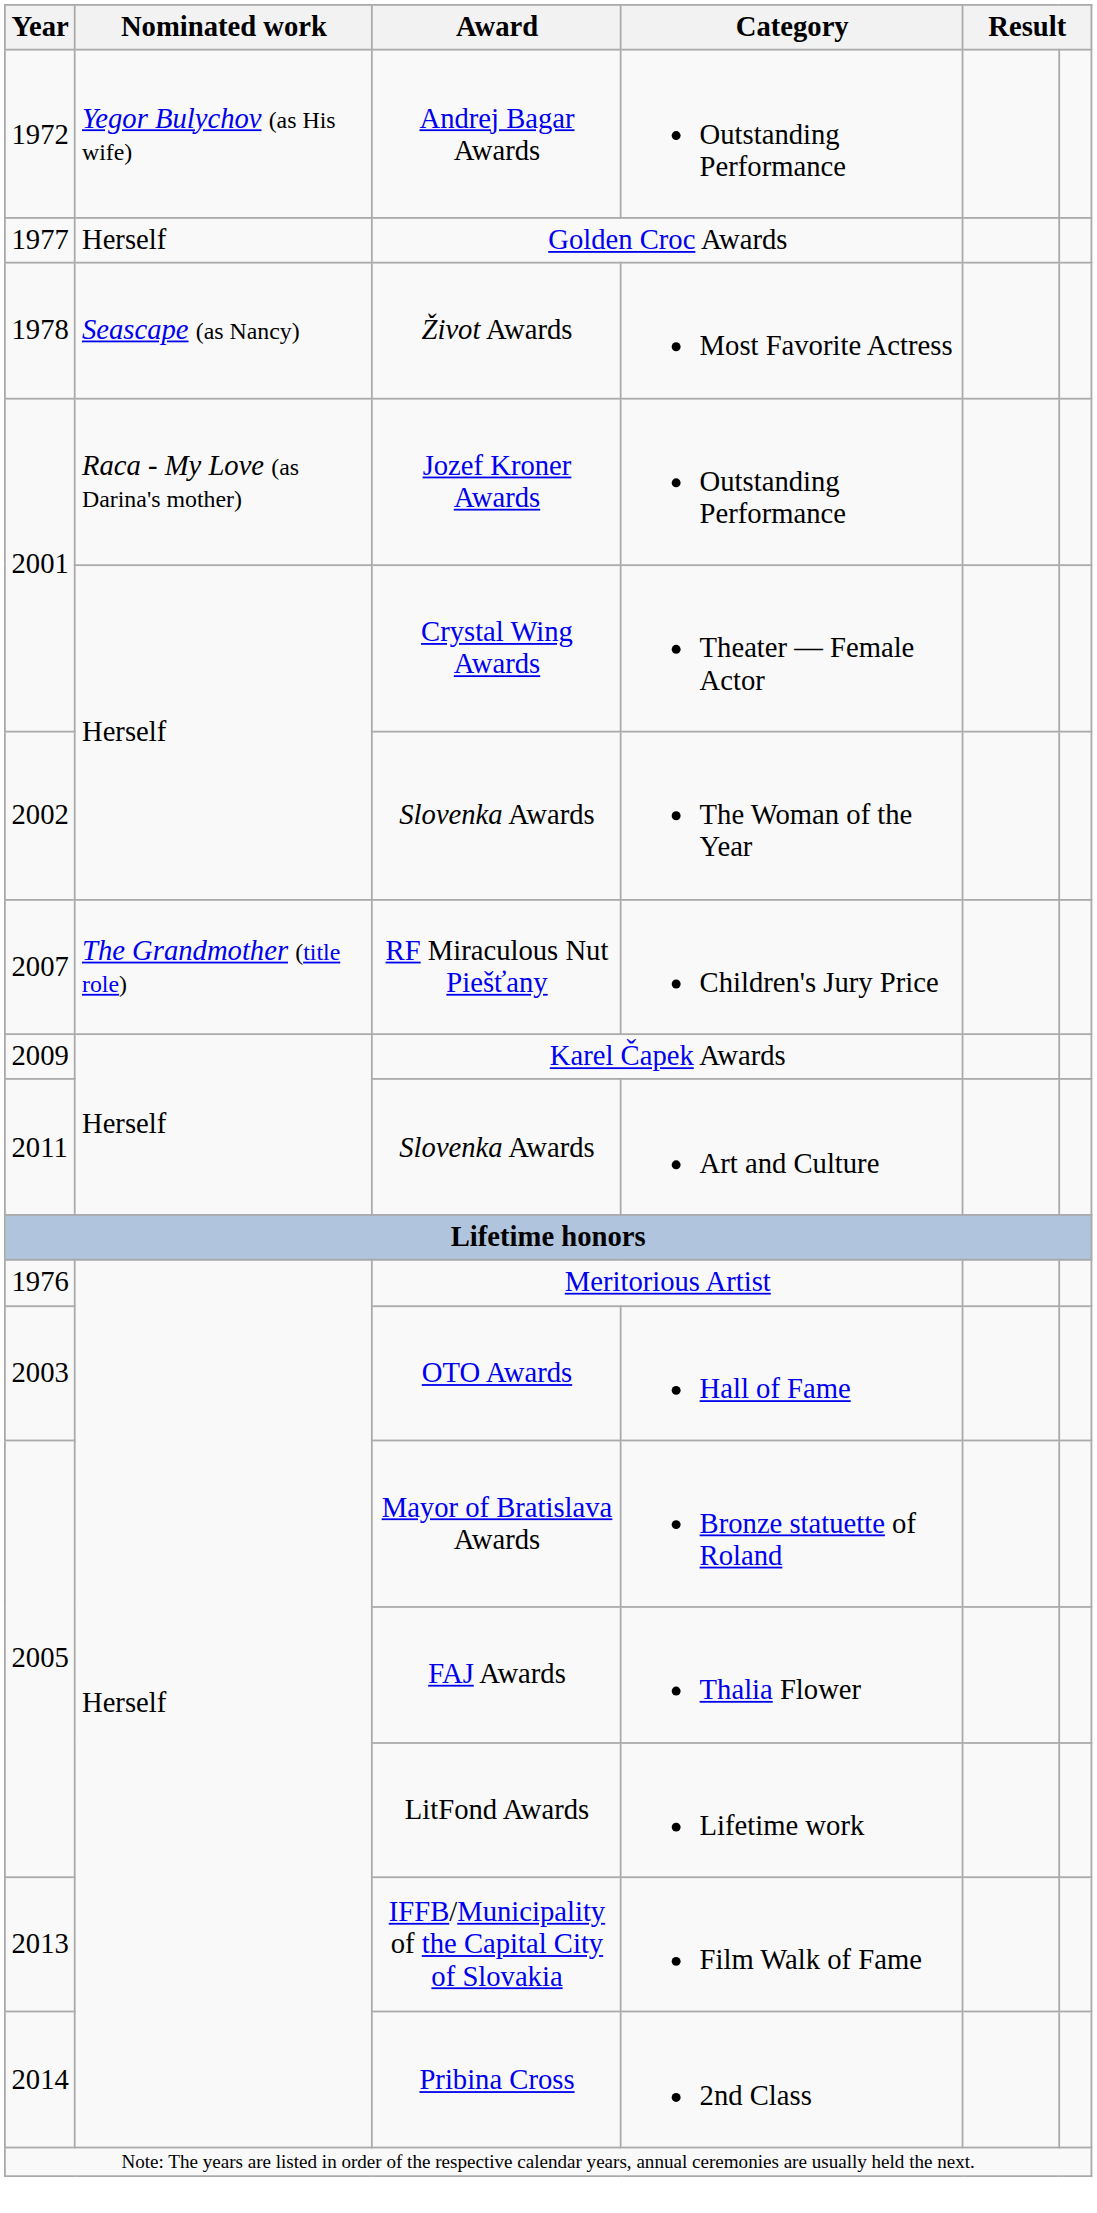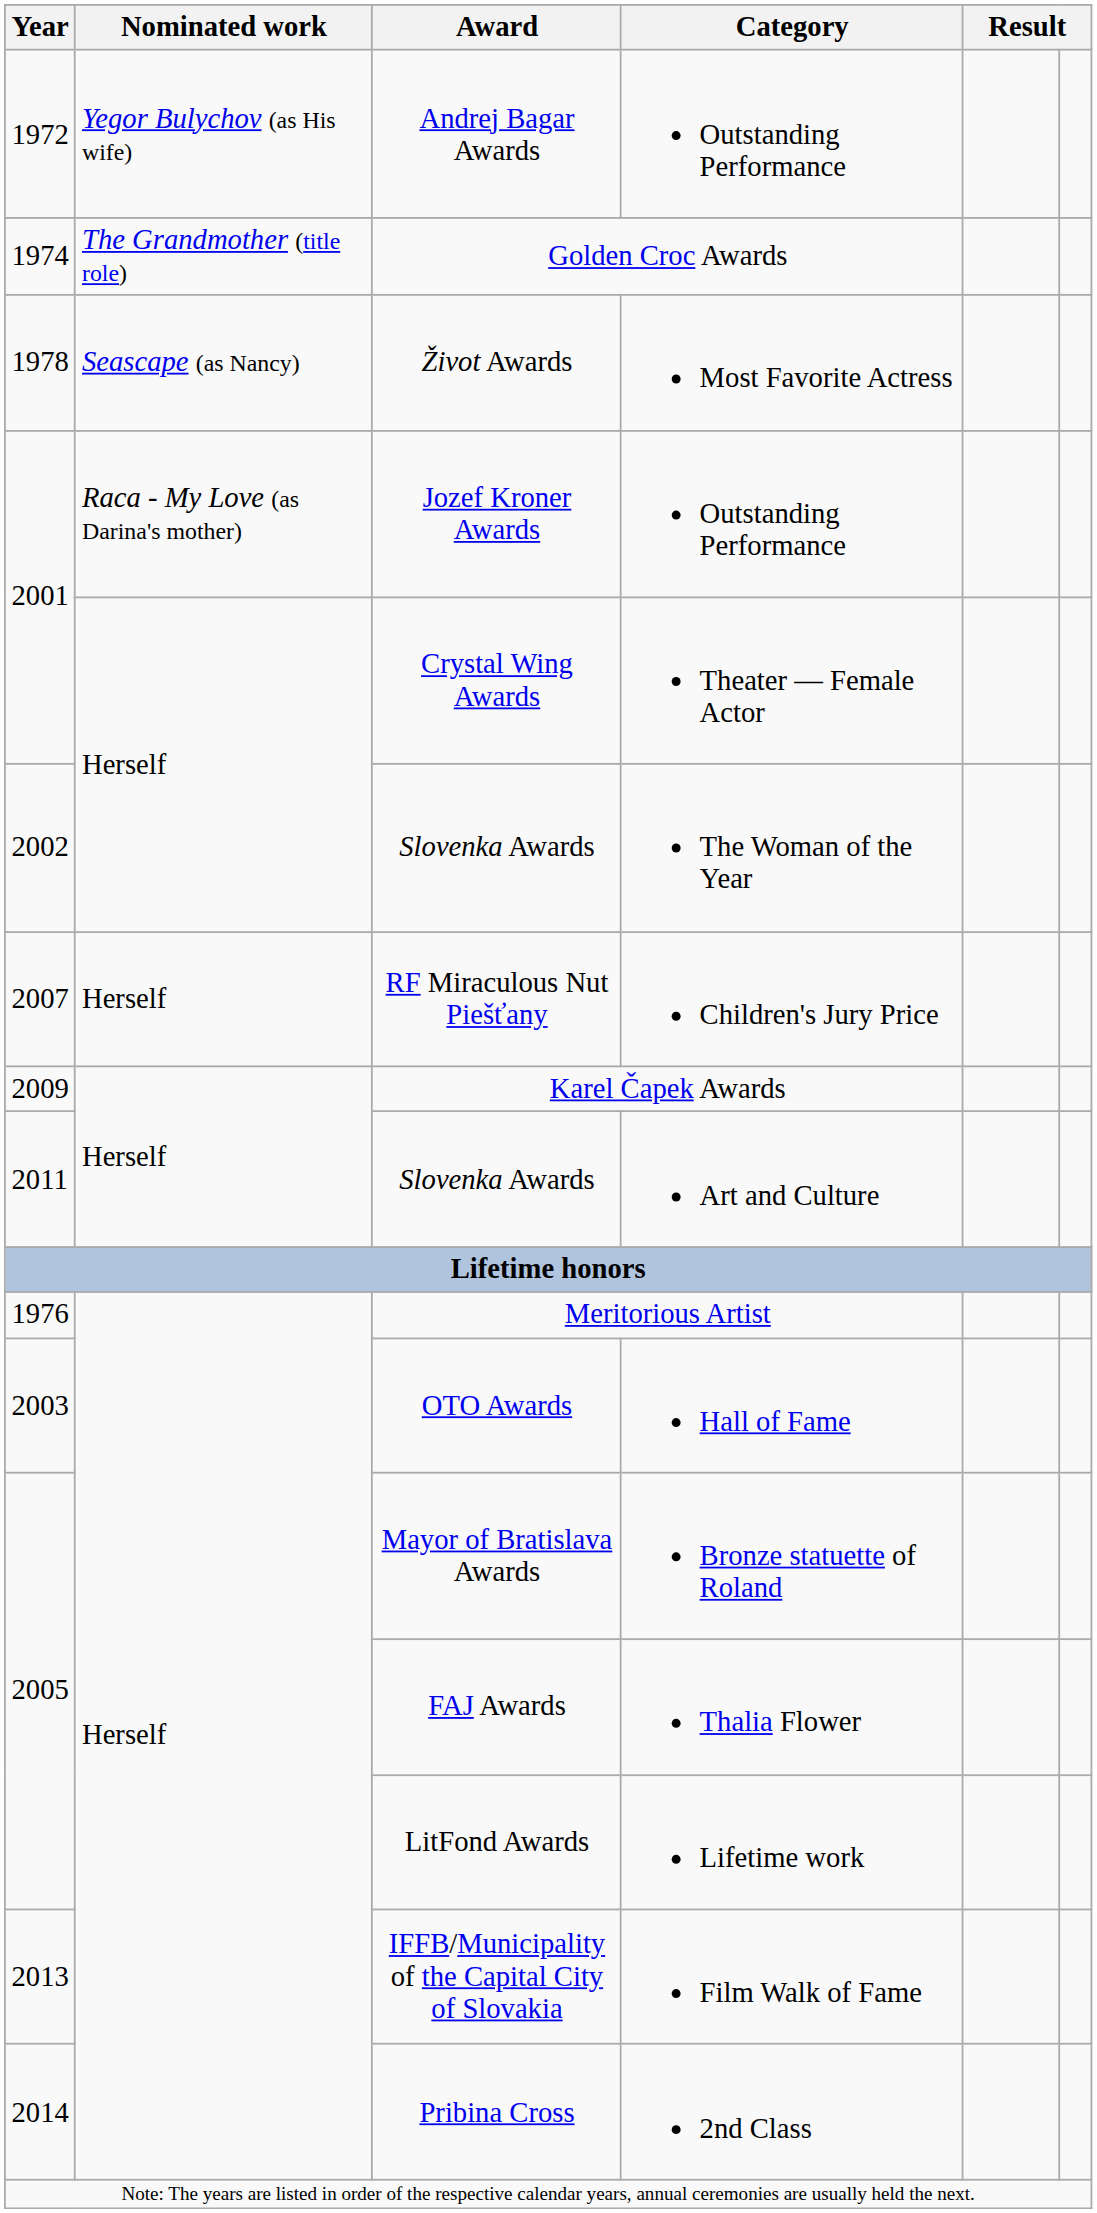(40, 239) 1977 -> (40, 255) 1974
(124, 239) Herself -> (211, 255) The Grandmother (title role)
(211, 966) The Grandmother (title role) -> (124, 998) Herself
